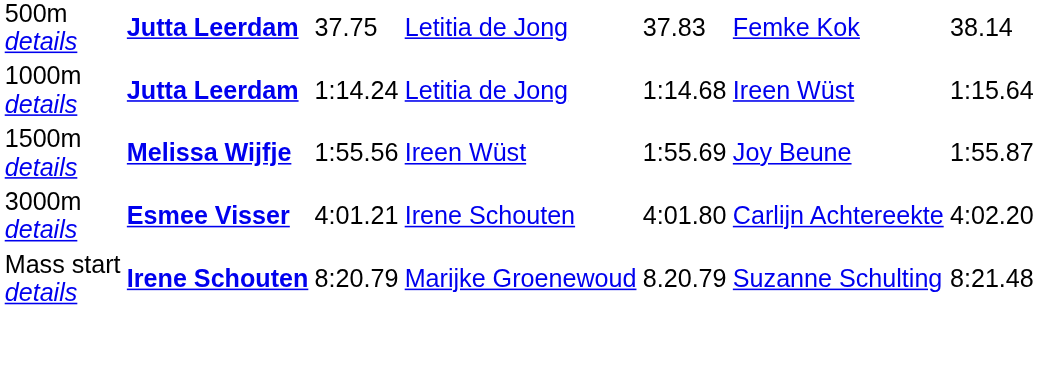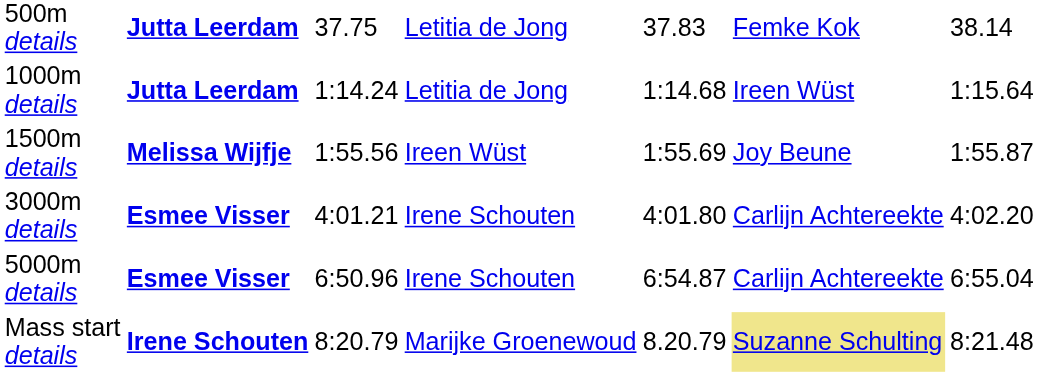+ row: (43, 278)
(838, 278) no background -> (838, 341) khaki background
